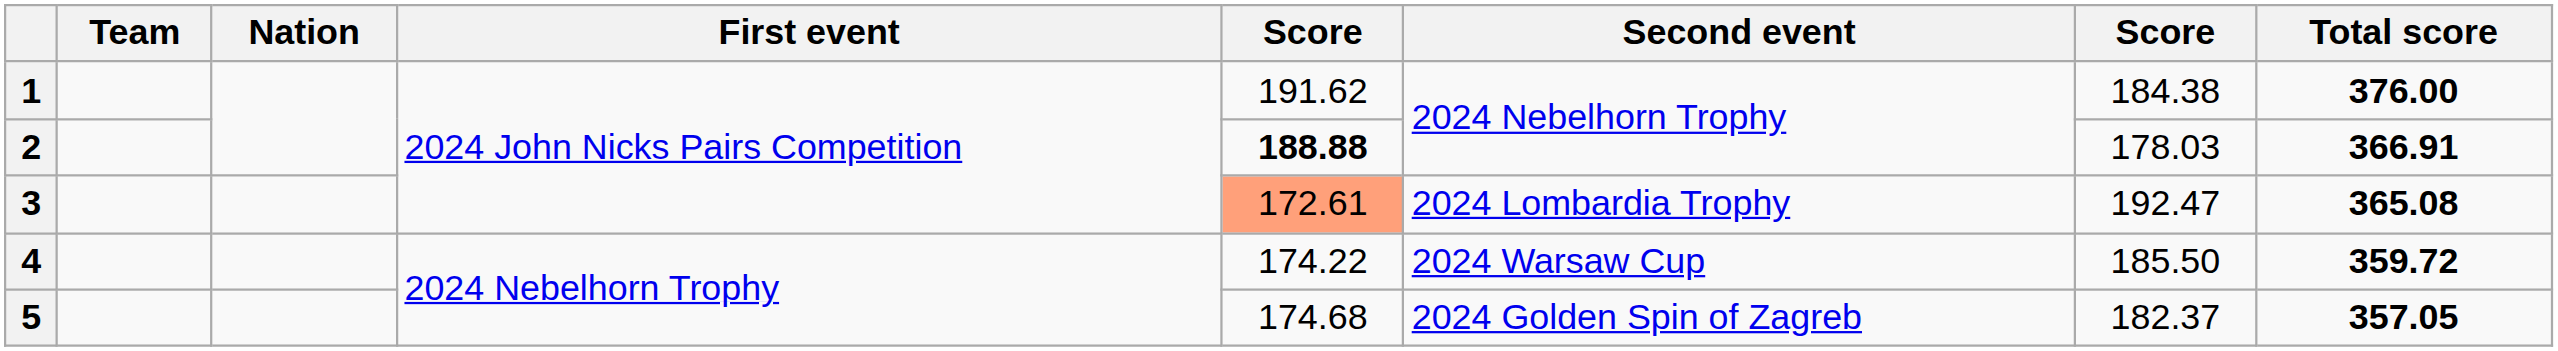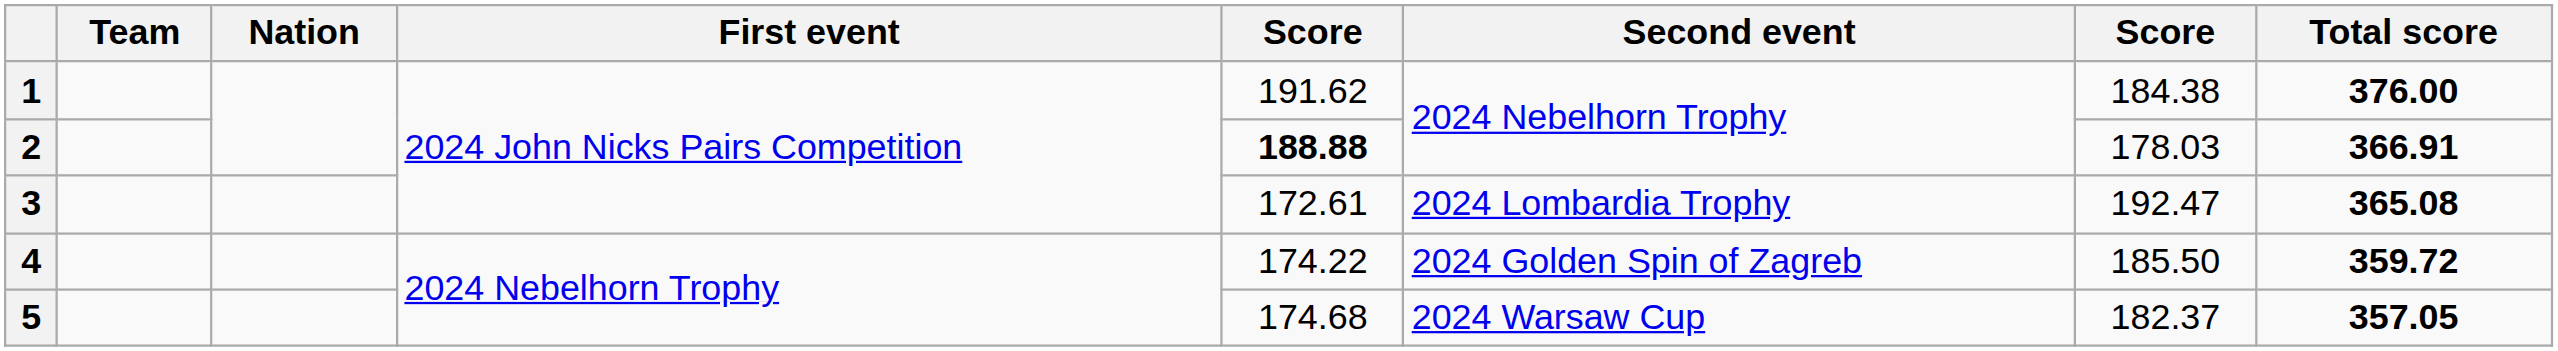(1313, 203) lightsalmon background -> (1313, 203) no background
(1558, 260) 2024 Warsaw Cup -> (1637, 260) 2024 Golden Spin of Zagreb
(1637, 317) 2024 Golden Spin of Zagreb -> (1558, 317) 2024 Warsaw Cup
